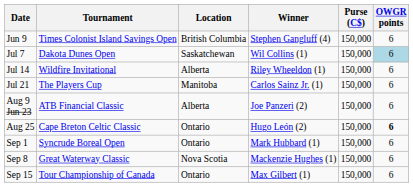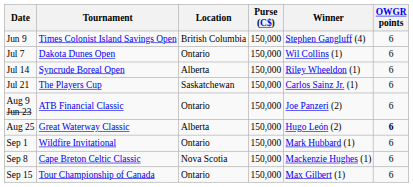columns swapped: (356, 18) <-> (293, 18)
(208, 54) Saskatchewan -> (195, 54) Ontario
(391, 54) lightblue background -> (391, 54) no background
(78, 70) Wildfire Invitational -> (82, 70) Syncrude Boreal Open
(199, 85) Manitoba -> (208, 85) Saskatchewan
(195, 106) Alberta -> (195, 106) Ontario
(90, 128) Cape Breton Celtic Classic -> (84, 128) Great Waterway Classic
(195, 128) Ontario -> (195, 128) Alberta
(82, 143) Syncrude Boreal Open -> (78, 143) Wildfire Invitational
(84, 159) Great Waterway Classic -> (90, 159) Cape Breton Celtic Classic
